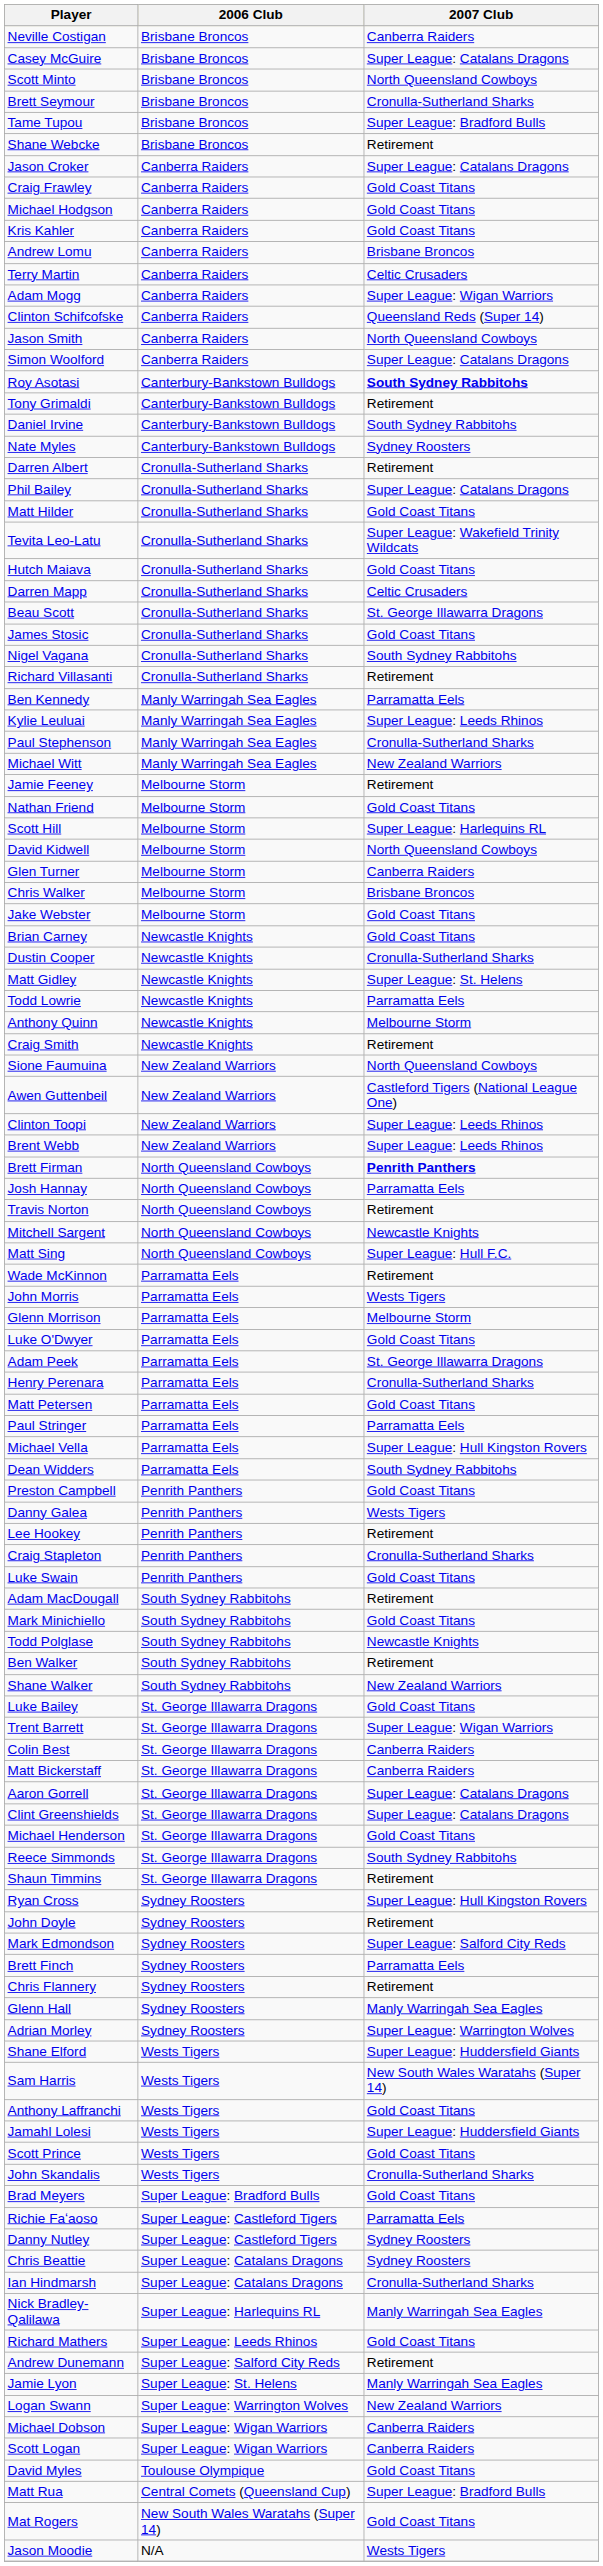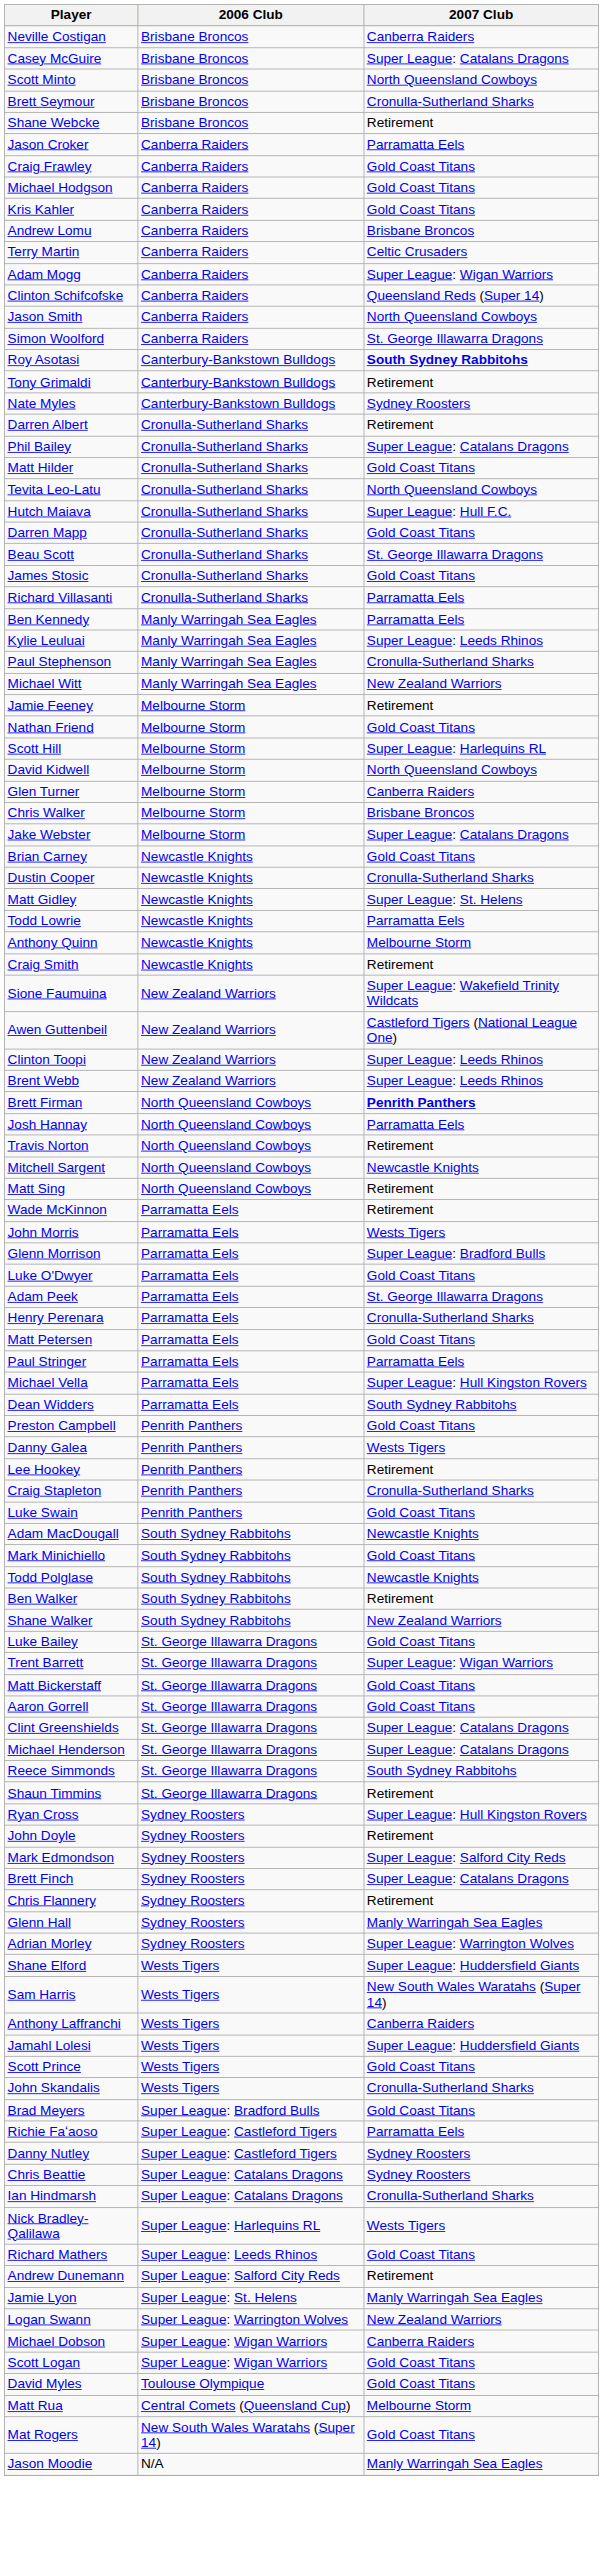- row: (45, 123)
(468, 166) Super League: Catalans Dragons -> (416, 144) Parramatta Eels
(468, 360) Super League: Catalans Dragons -> (455, 338) St. George Illawarra Dragons
- row: (45, 425)
(463, 540) Super League: Wakefield Trinity Wildcats -> (452, 489) North Queensland Cowboys
(421, 569) Gold Coast Titans -> (439, 511) Super League: Hull F.C.
(417, 591) Celtic Crusaders -> (421, 532) Gold Coast Titans
- row: (48, 656)
(400, 677) Retirement -> (416, 597) Parramatta Eels
(421, 914) Gold Coast Titans -> (468, 834) Super League: Catalans Dragons
(452, 1065) North Queensland Cowboys -> (463, 993) Super League: Wakefield Trinity Wildcats
(439, 1253) Super League: Hull F.C. -> (400, 1189) Retirement
(419, 1318) Melbourne Storm -> (456, 1253) Super League: Bradford Bulls
(400, 1598) Retirement -> (423, 1534) Newcastle Knights
- row: (39, 1749)
(421, 1771) Canberra Raiders -> (421, 1685) Gold Coast Titans
(468, 1792) Super League: Catalans Dragons -> (421, 1706) Gold Coast Titans
(421, 1836) Gold Coast Titans -> (468, 1749) Super League: Catalans Dragons
(416, 1965) Parramatta Eels -> (468, 1879) Super League: Catalans Dragons
(421, 2110) Gold Coast Titans -> (421, 2023) Canberra Raiders
(455, 2311) Manly Warringah Sea Eagles -> (406, 2225) Wests Tigers
(421, 2449) Canberra Raiders -> (421, 2362) Gold Coast Titans
(456, 2492) Super League: Bradford Bulls -> (419, 2405) Melbourne Storm
(406, 2550) Wests Tigers -> (455, 2464) Manly Warringah Sea Eagles
